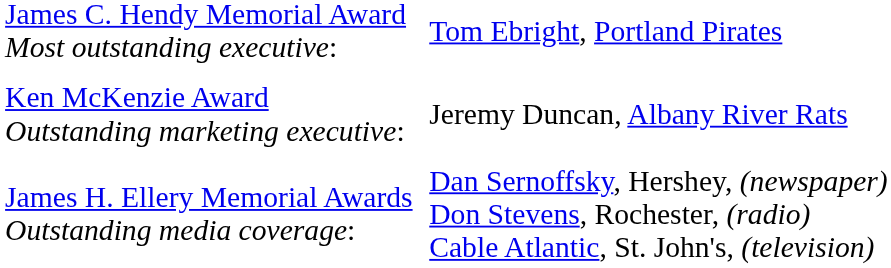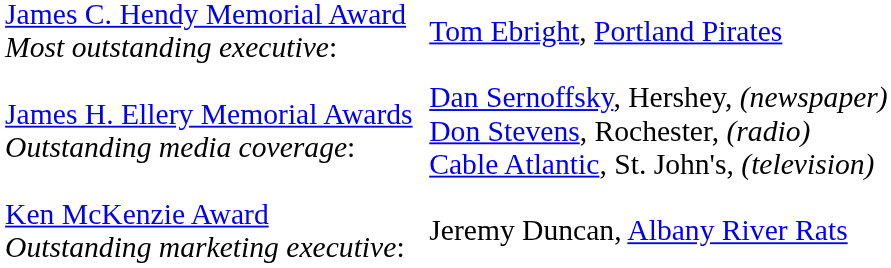rows swapped: (209, 214) <-> (205, 114)
